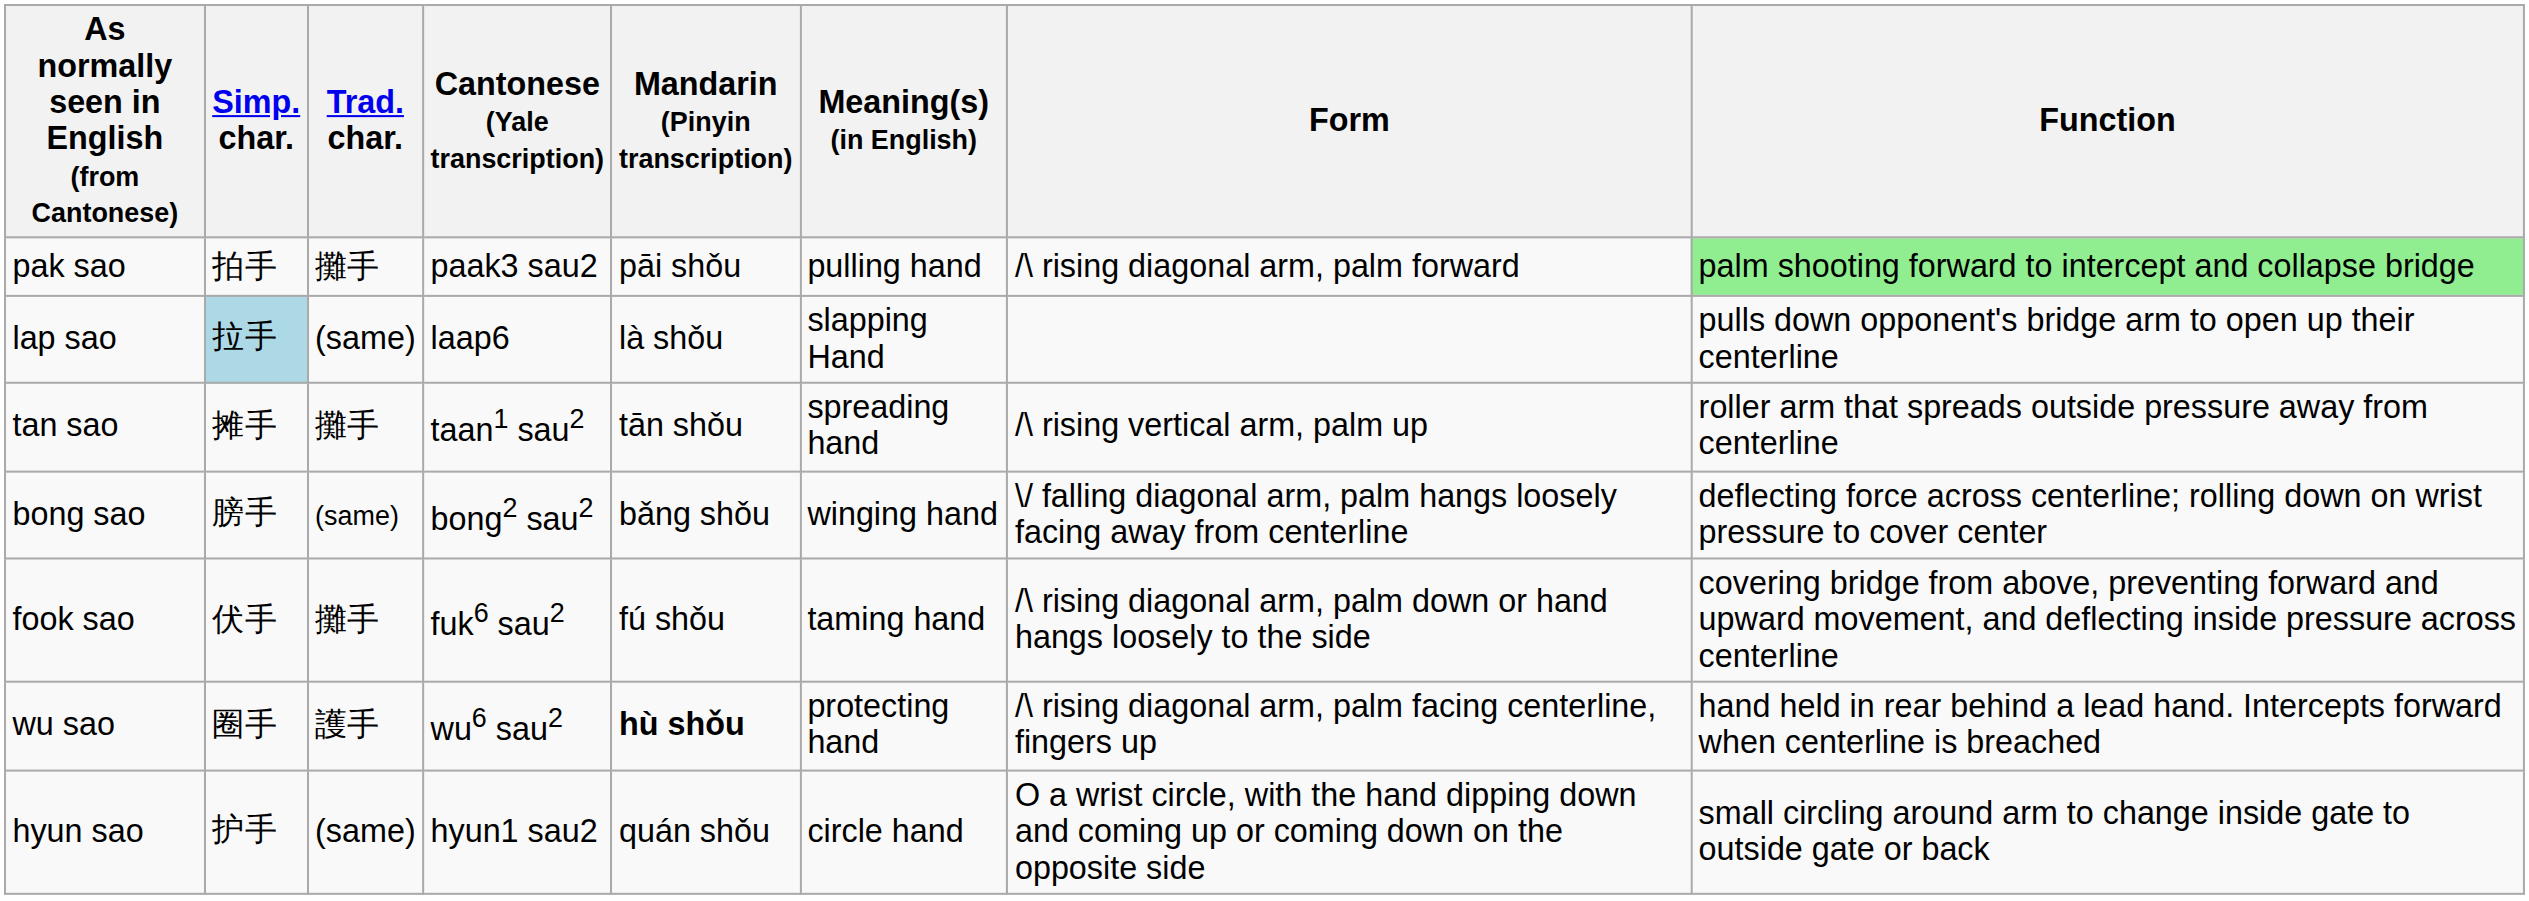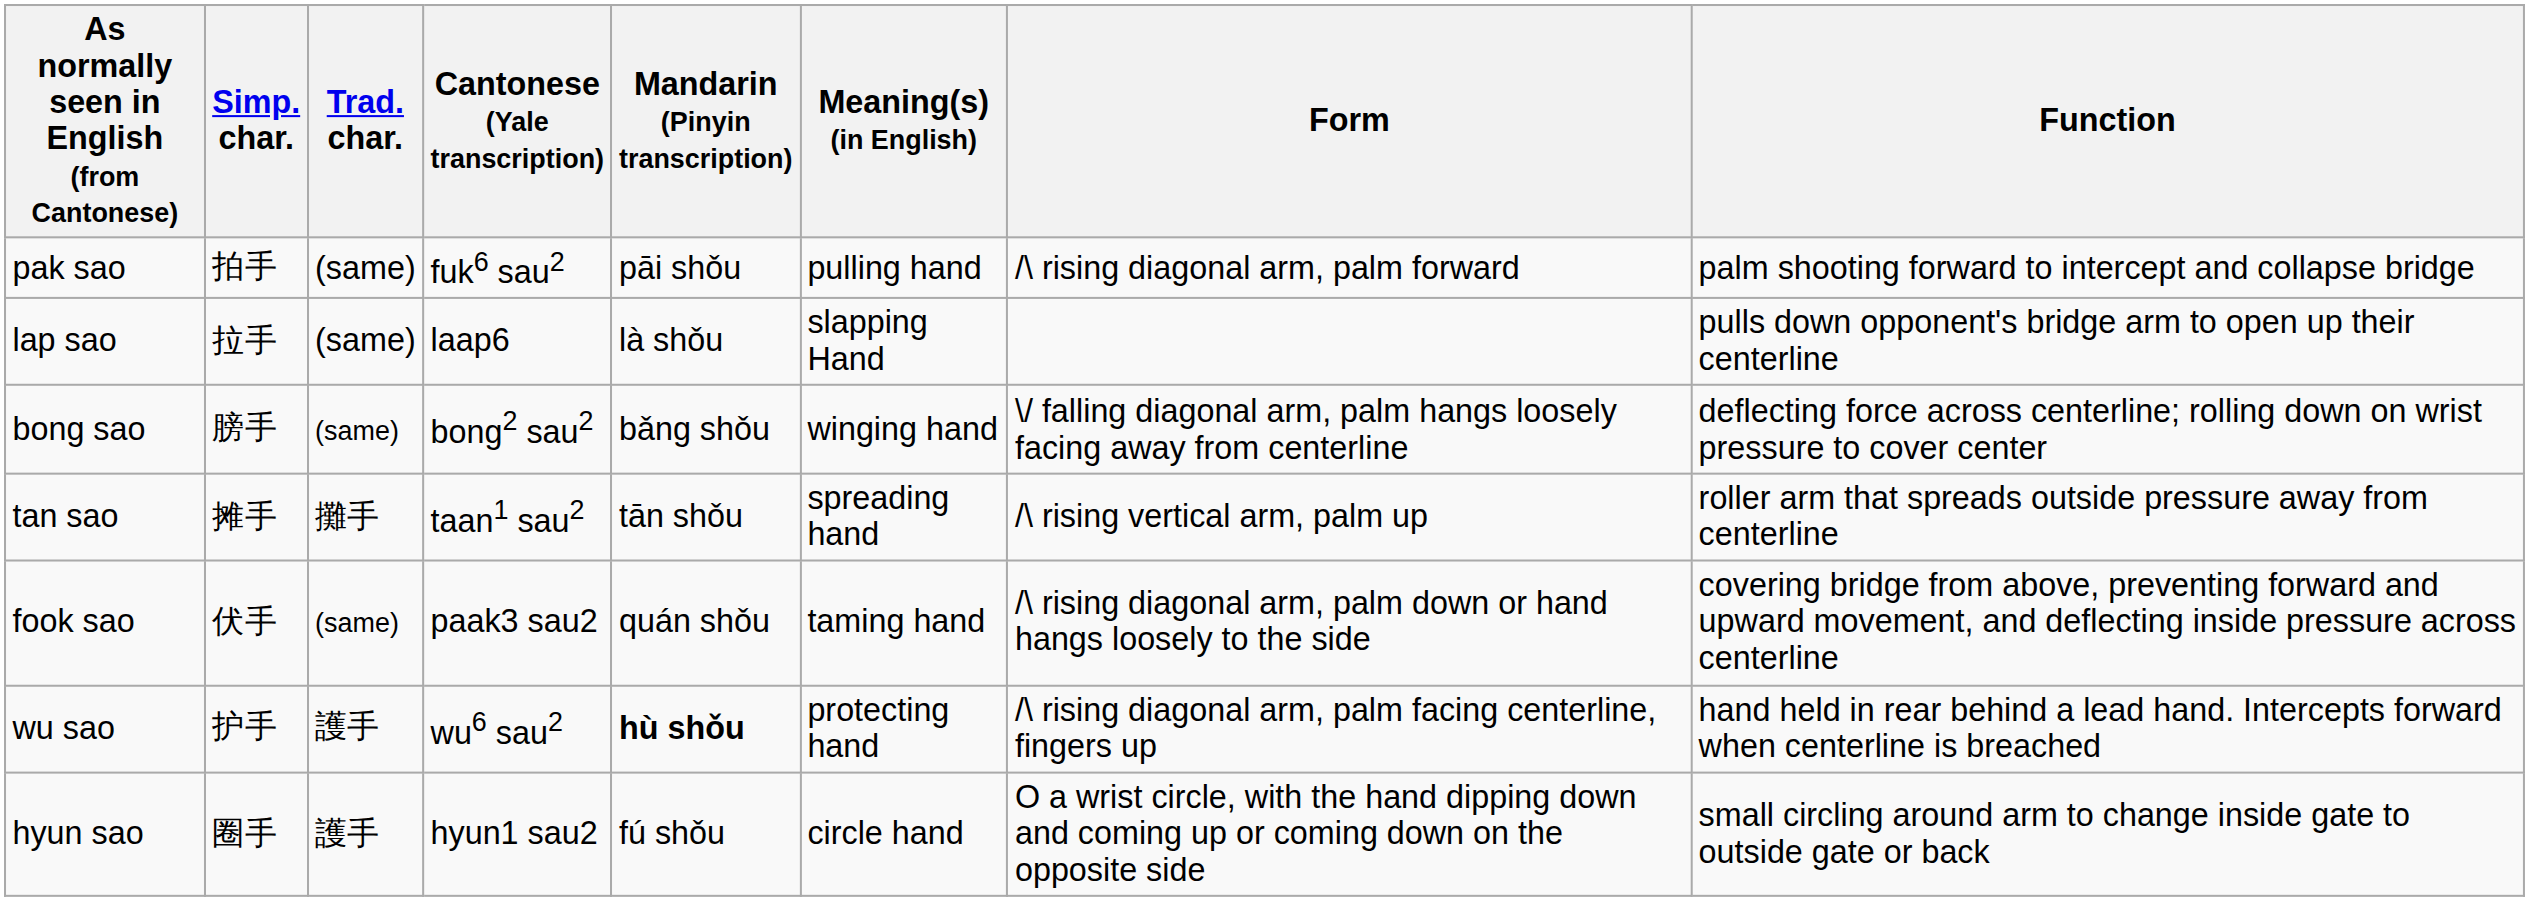(347, 265) 攤手 -> (365, 267) (same)
(514, 266) paak3 sau2 -> (498, 267) fuk6 sau2
(2087, 266) lightgreen background -> (2087, 267) no background
(245, 337) lightblue background -> (245, 340) no background
rows swapped: (65, 426) <-> (79, 513)
(347, 618) 攤手 -> (357, 624) (same)
(498, 619) fuk6 sau2 -> (514, 622) paak3 sau2
(672, 619) fú shǒu -> (694, 622) quán shǒu
(245, 724) 圈手 -> (245, 727) 护手
(245, 830) 护手 -> (245, 832) 圈手
(365, 831) (same) -> (347, 832) 護手
(694, 831) quán shǒu -> (672, 833) fú shǒu
